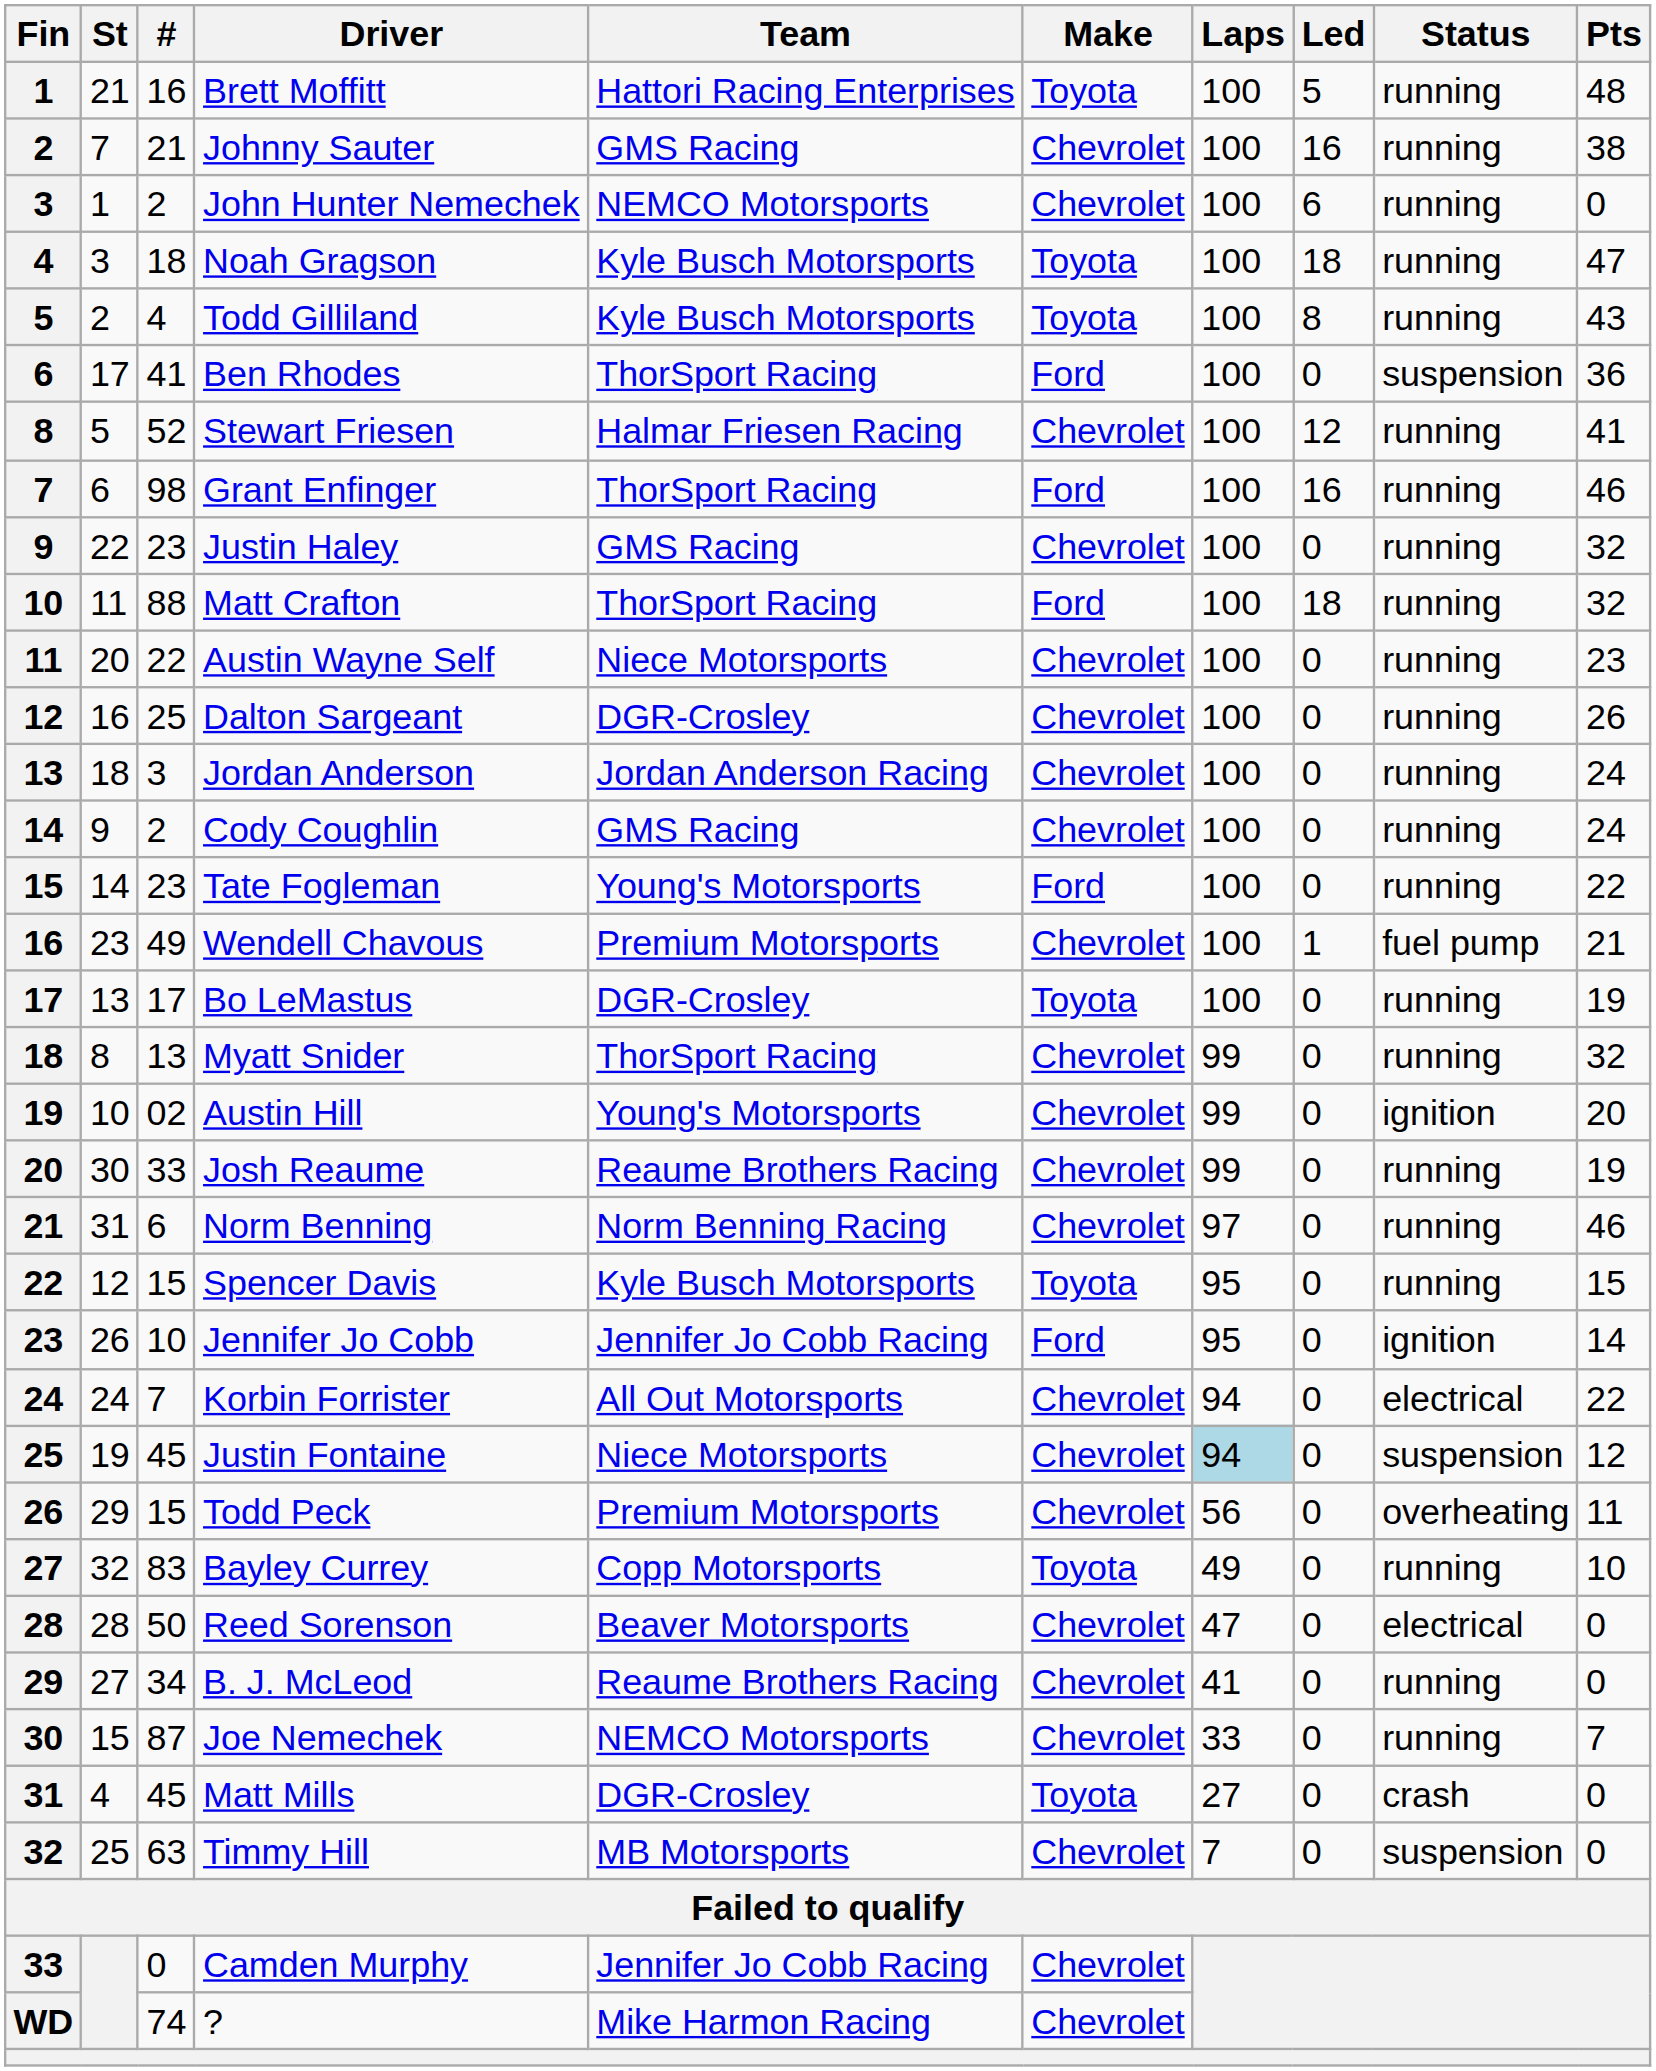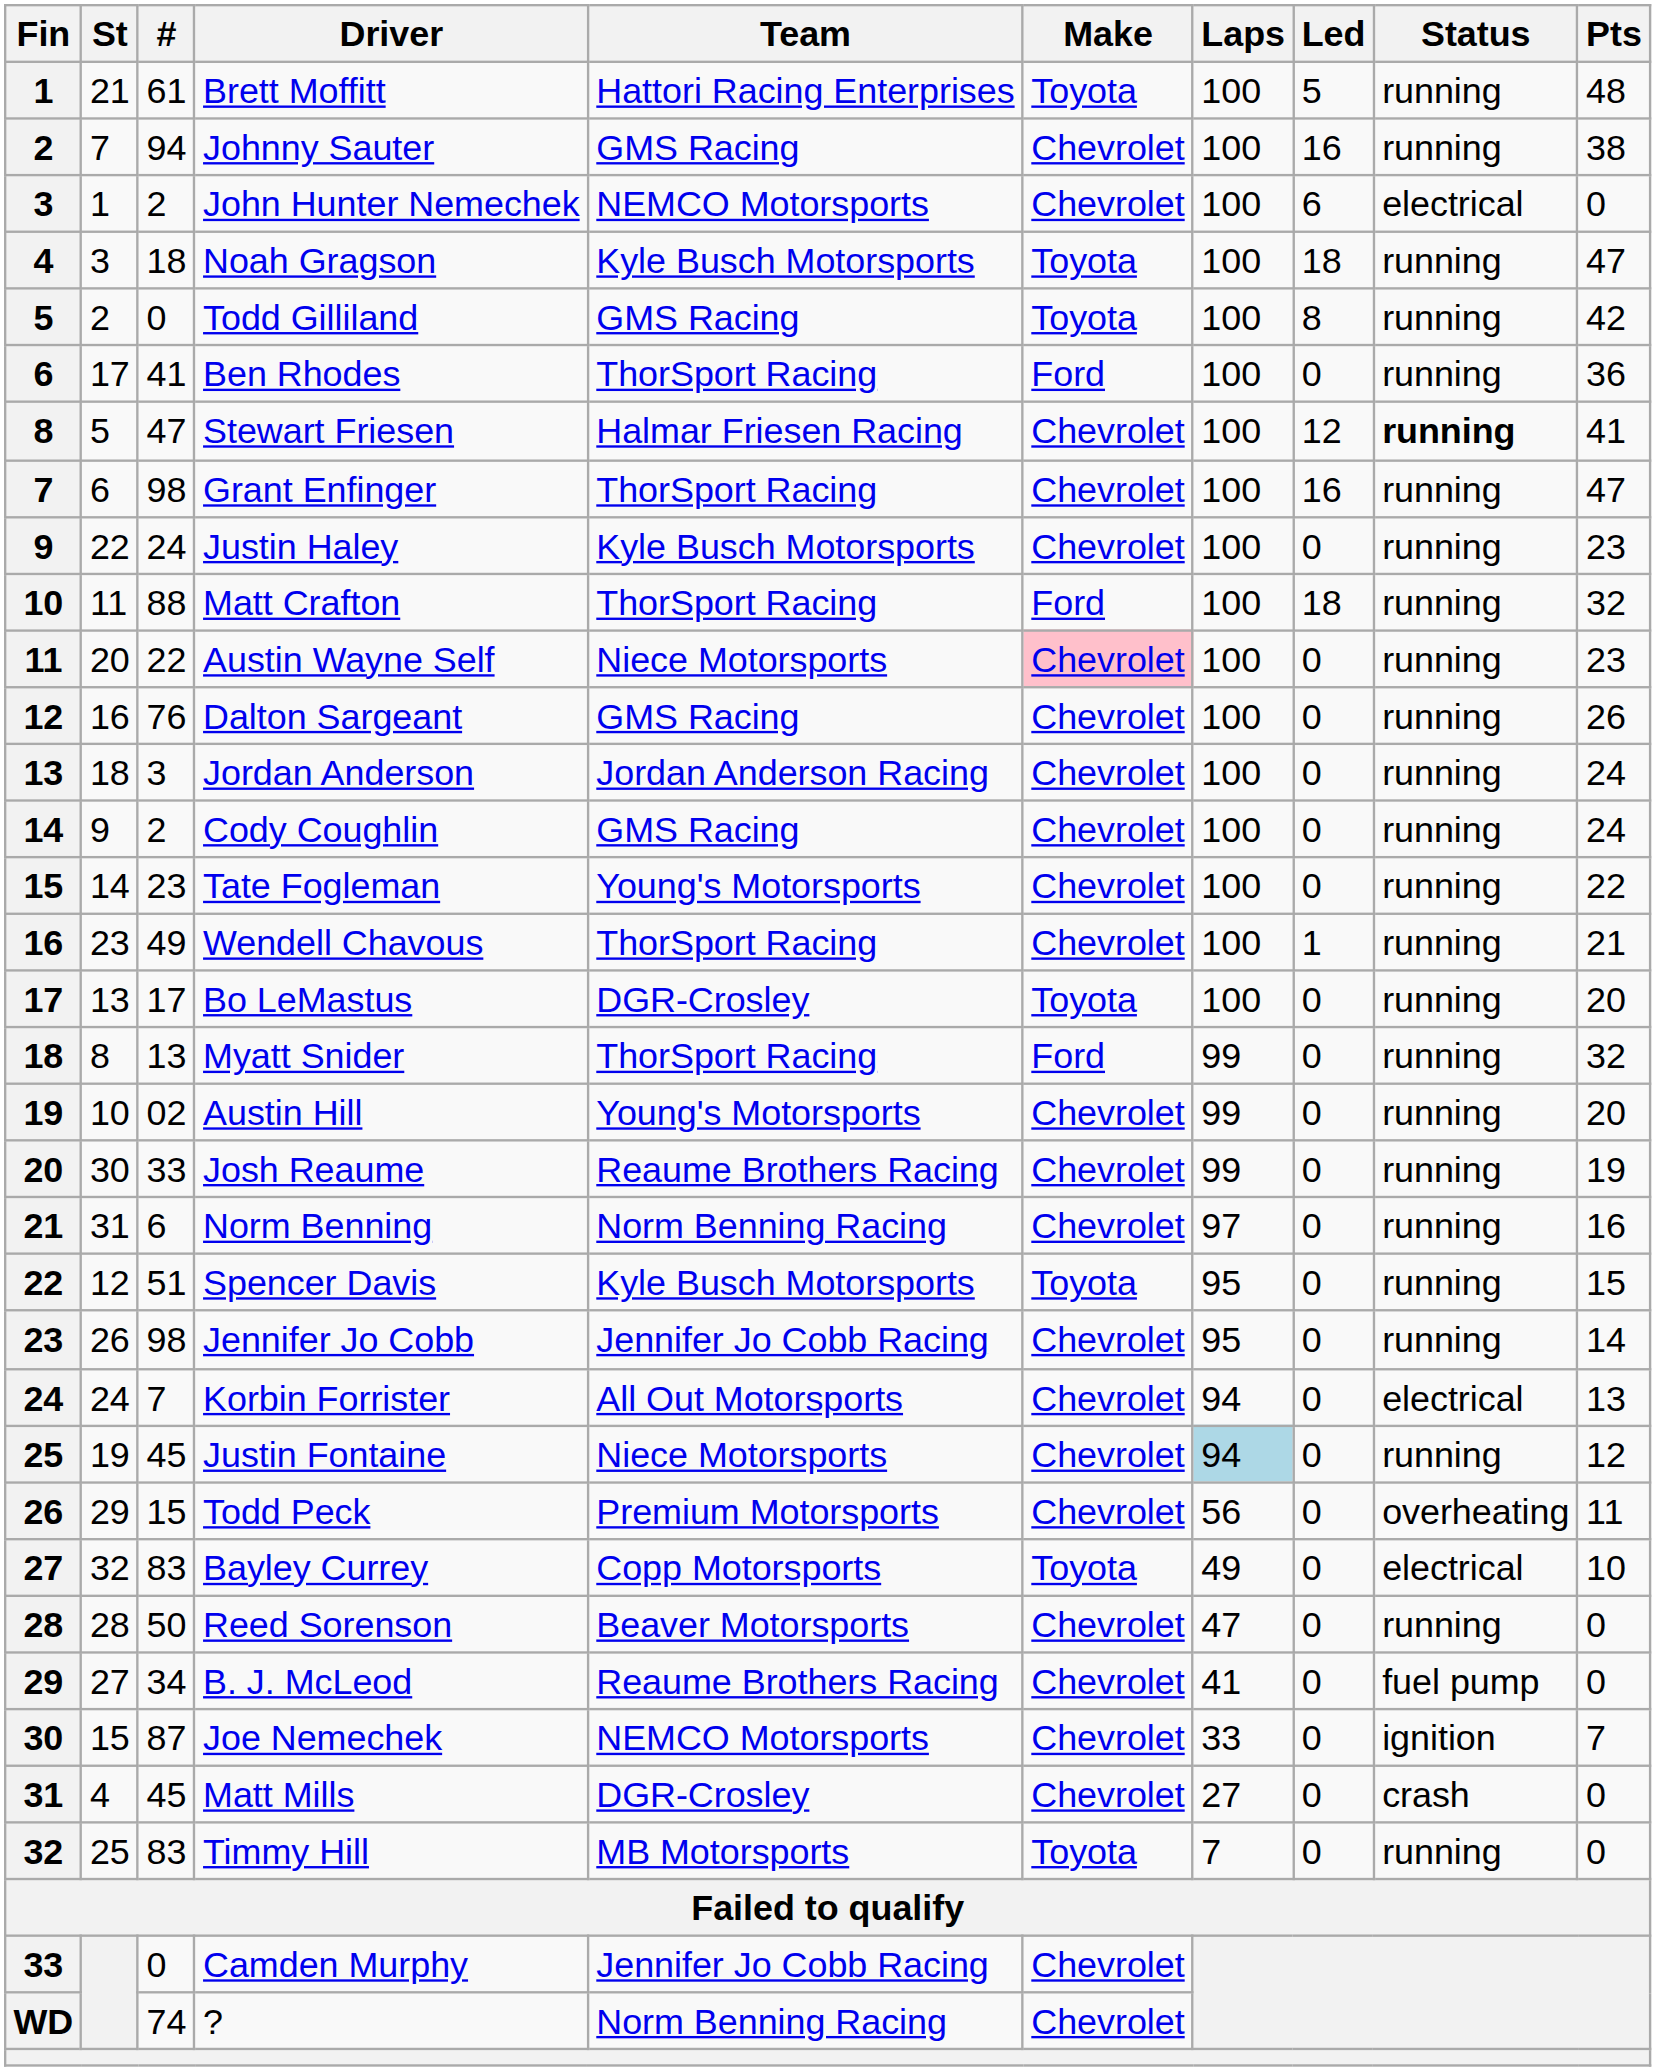(166, 91) 16 -> (166, 91) 61
(166, 147) 21 -> (166, 147) 94
(1442, 204) running -> (1453, 204) electrical
(156, 318) 4 -> (156, 318) 0
(786, 318) Kyle Busch Motorsports -> (698, 318) GMS Racing
(1606, 318) 43 -> (1606, 318) 42
(1473, 374) suspension -> (1442, 374) running
(166, 431) 52 -> (166, 431) 47
(1442, 431) normal -> (1449, 431) bold
(1068, 488) Ford -> (1108, 488) Chevrolet
(1606, 488) 46 -> (1606, 488) 47
(166, 545) 23 -> (166, 545) 24
(698, 545) GMS Racing -> (786, 545) Kyle Busch Motorsports
(1606, 545) 32 -> (1606, 545) 23
(1108, 658) no background -> (1108, 658) pink background
(166, 715) 25 -> (166, 715) 76
(703, 715) DGR-Crosley -> (698, 715) GMS Racing
(1068, 886) Ford -> (1108, 886) Chevrolet
(768, 942) Premium Motorsports -> (737, 942) ThorSport Racing
(1461, 942) fuel pump -> (1442, 942) running
(1606, 999) 19 -> (1606, 999) 20
(1108, 1056) Chevrolet -> (1068, 1056) Ford
(1439, 1113) ignition -> (1442, 1113) running
(1606, 1226) 46 -> (1606, 1226) 16
(166, 1283) 15 -> (166, 1283) 51
(166, 1340) 10 -> (166, 1340) 98
(1068, 1340) Ford -> (1108, 1340) Chevrolet
(1439, 1340) ignition -> (1442, 1340) running
(1606, 1397) 22 -> (1606, 1397) 13
(1473, 1453) suspension -> (1442, 1453) running
(1442, 1567) running -> (1453, 1567) electrical
(1453, 1624) electrical -> (1442, 1624) running
(1442, 1681) running -> (1461, 1681) fuel pump
(1442, 1737) running -> (1439, 1737) ignition
(1084, 1794) Toyota -> (1108, 1794) Chevrolet
(166, 1851) 63 -> (166, 1851) 83
(1108, 1851) Chevrolet -> (1084, 1851) Toyota
(1473, 1851) suspension -> (1442, 1851) running
(764, 2021) Mike Harmon Racing -> (772, 2021) Norm Benning Racing
